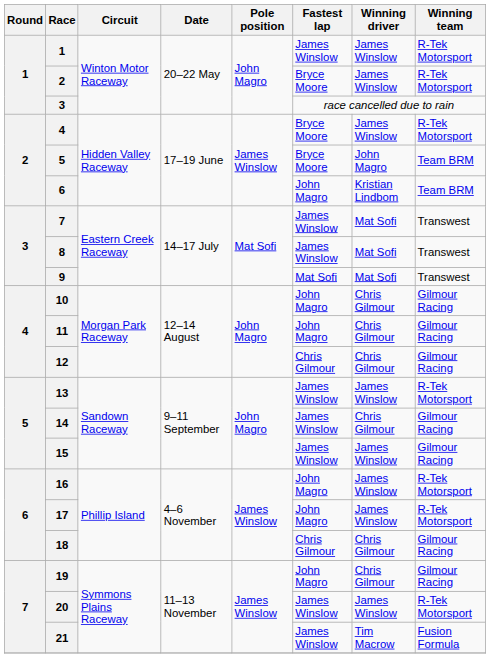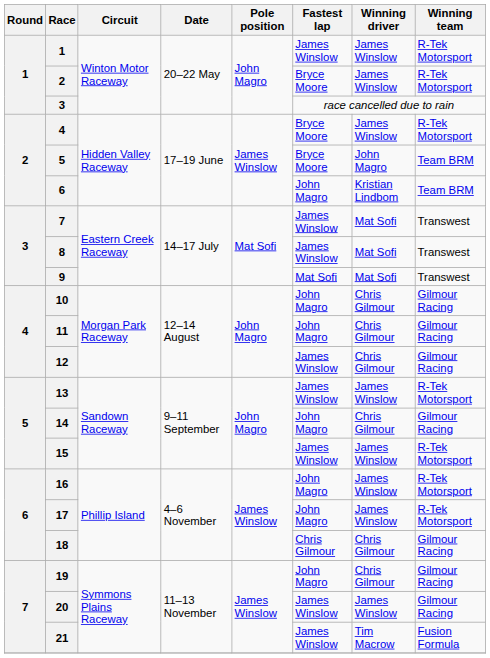(315, 362) Chris Gilmour -> (316, 362) James Winslow
(316, 423) James Winslow -> (311, 423) John Magro
(438, 454) Gilmour Racing -> (445, 454) R-Tek Motorsport
(445, 607) R-Tek Motorsport -> (438, 607) Gilmour Racing
